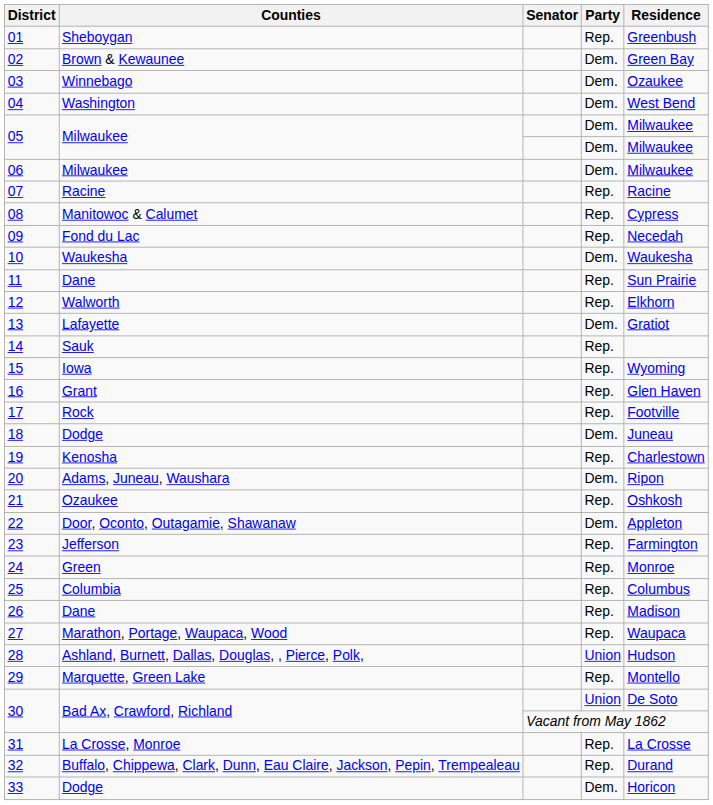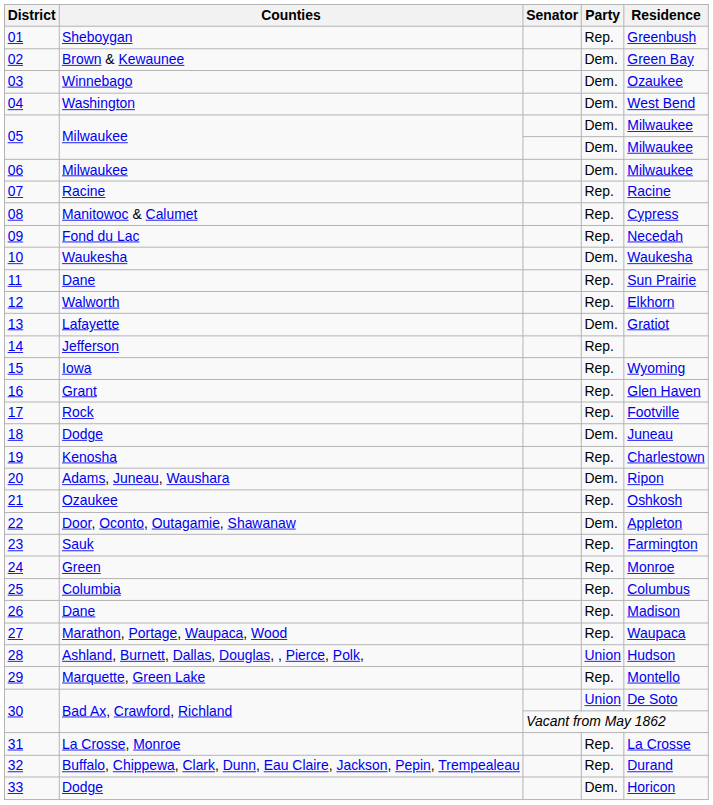(78, 346) Sauk -> (91, 346) Jefferson
(91, 545) Jefferson -> (78, 545) Sauk
